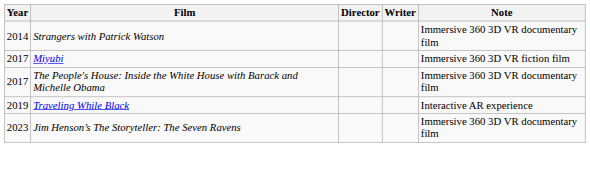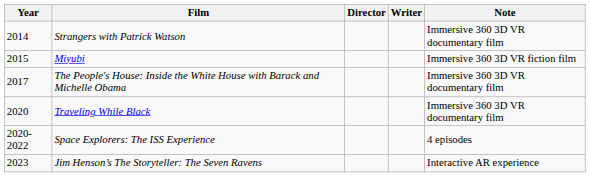(18, 59) 2017 -> (18, 59) 2015
(18, 105) 2019 -> (18, 111) 2020
(477, 105) Interactive AR experience -> (476, 111) Immersive 360 3D VR documentary film
+ row: (135, 140)
(499, 128) Immersive 360 3D VR documentary film -> (483, 163) Interactive AR experience
